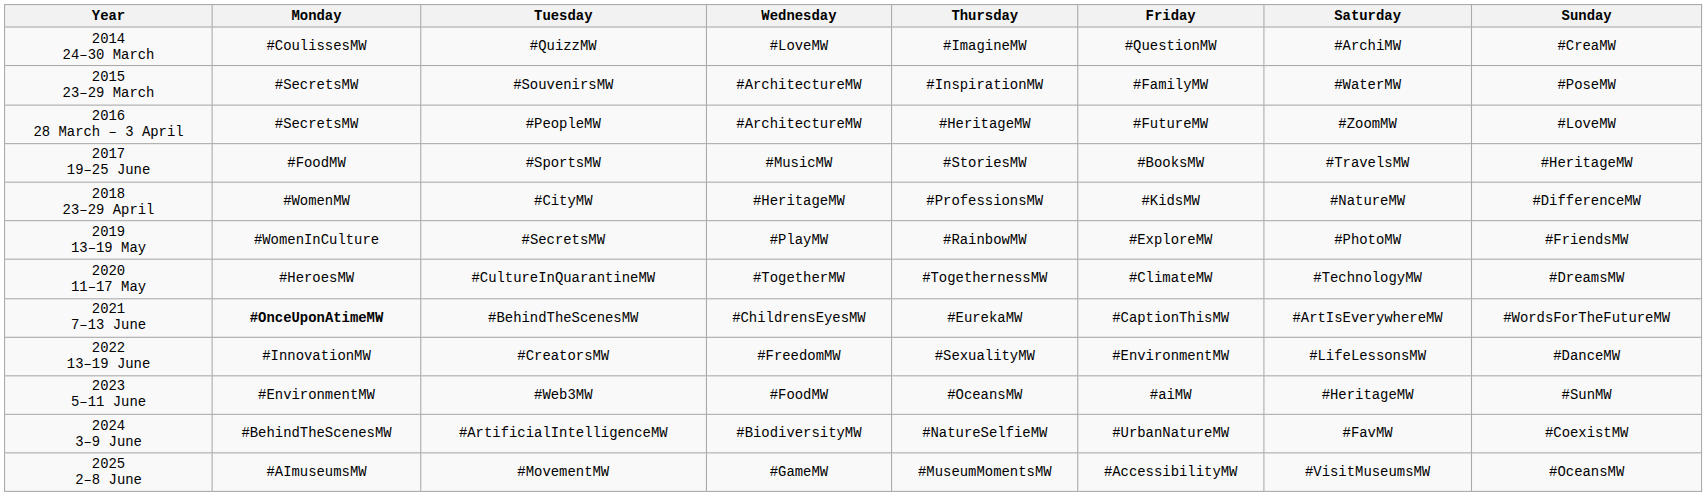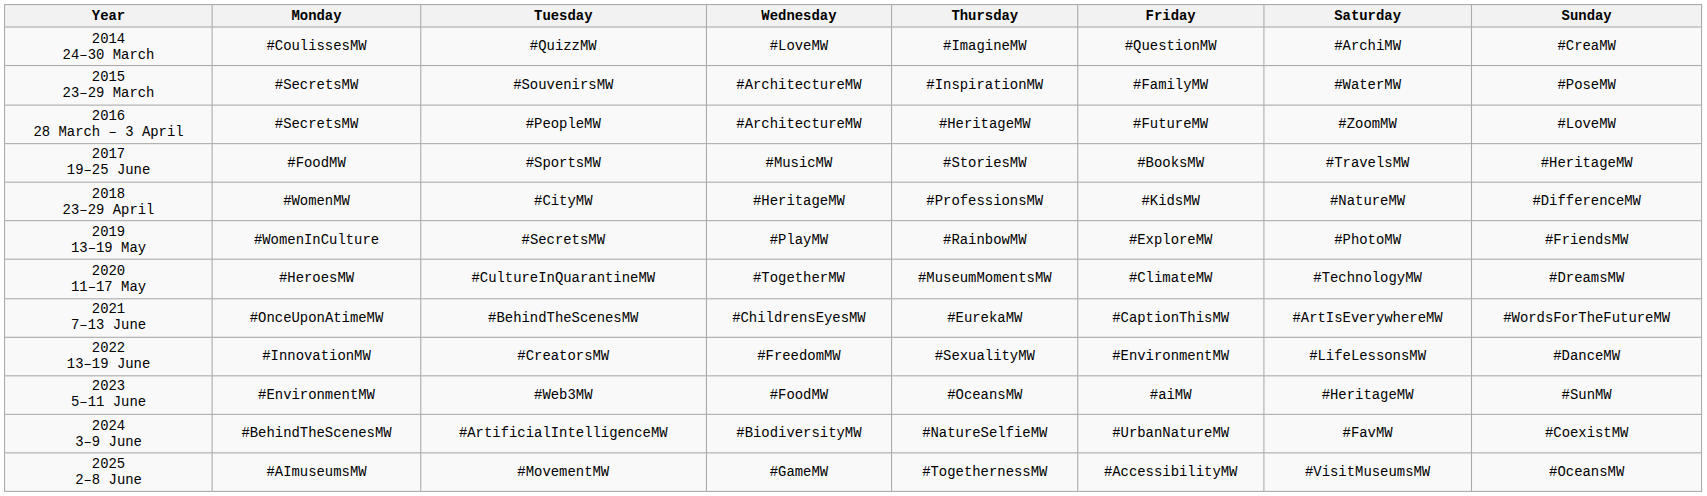(985, 279) #TogethernessMW -> (985, 279) #MuseumMomentsMW
(317, 318) bold -> (317, 318) normal
(985, 472) #MuseumMomentsMW -> (985, 472) #TogethernessMW
